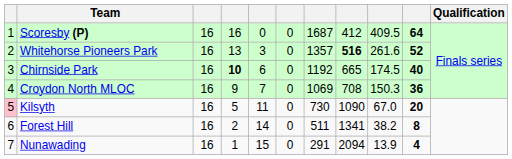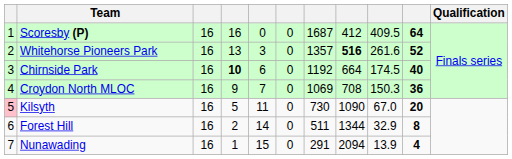(352, 70) 665 -> (352, 70) 664
(352, 126) 1341 -> (352, 126) 1344
(385, 126) 38.2 -> (385, 126) 32.9
